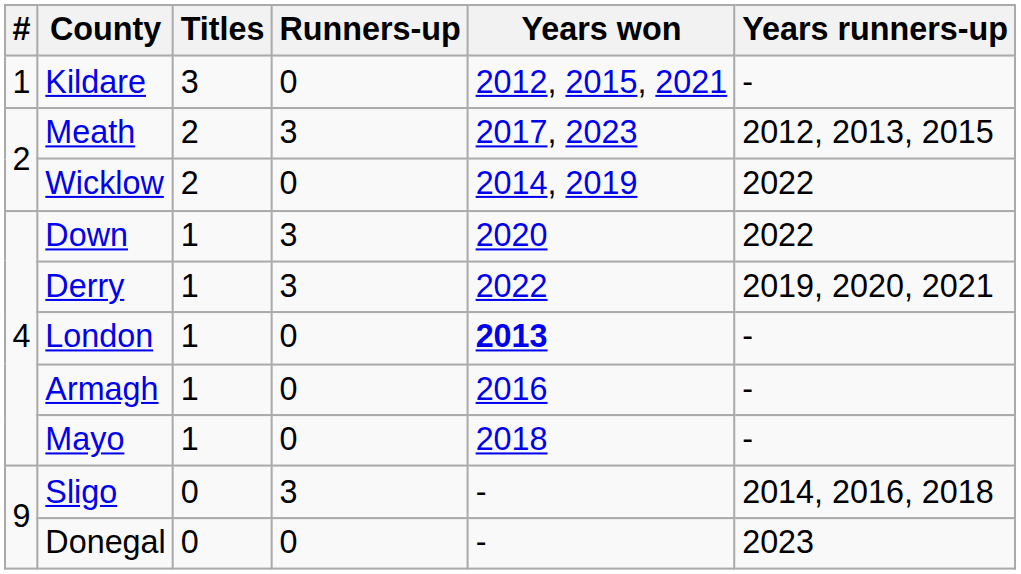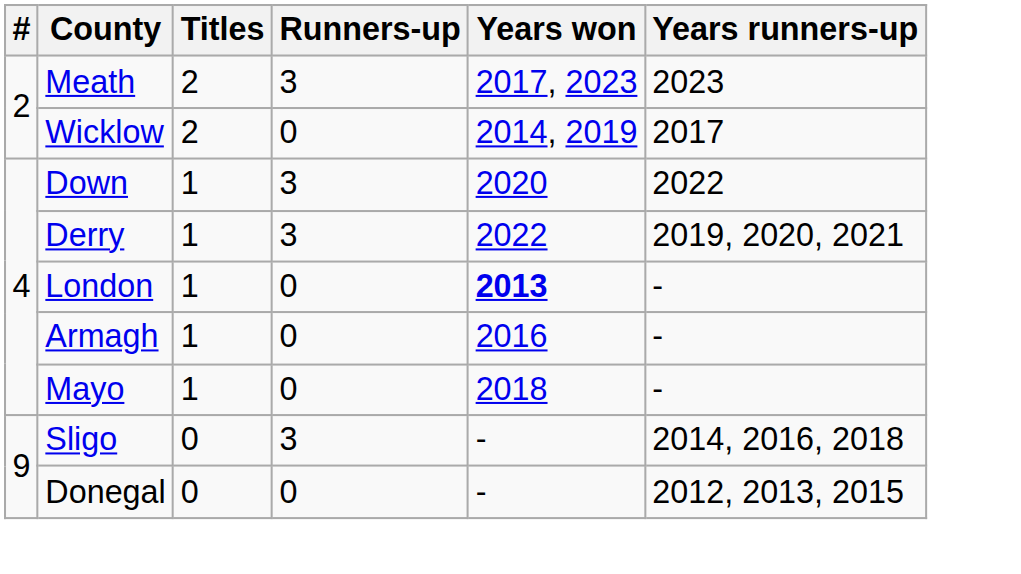- row: (96, 81)
(868, 132) 2012, 2013, 2015 -> (688, 81) 2023
(778, 183) 2022 -> (688, 132) 2017
(778, 542) 2023 -> (778, 491) 2012, 2013, 2015
